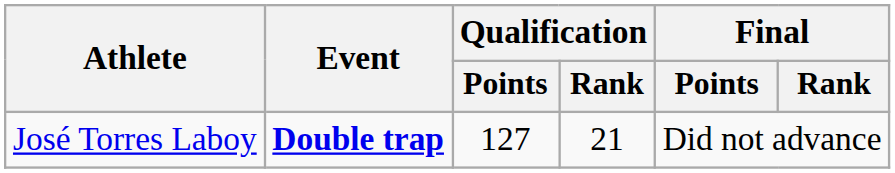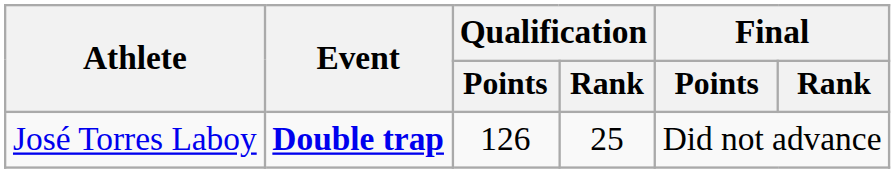(505, 139) 127 -> (505, 139) 126
(607, 139) 21 -> (607, 139) 25
